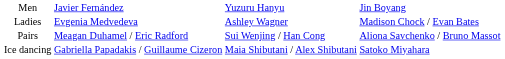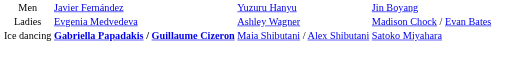- row: (28, 36)
(138, 50) normal -> (144, 36) bold
